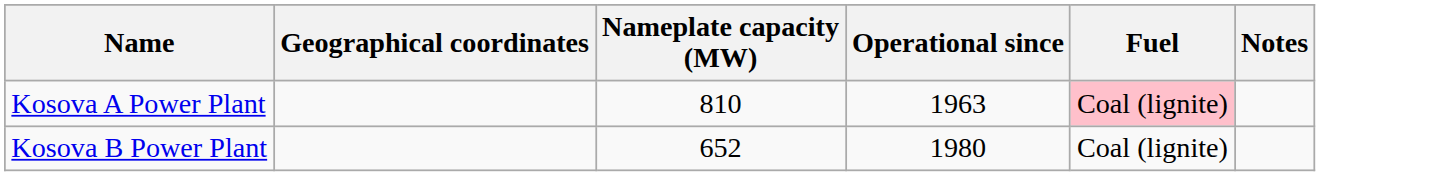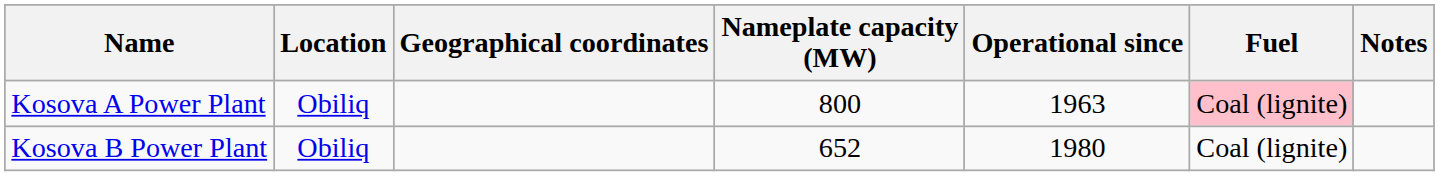+ column: (333, 42)
(721, 103) 810 -> (840, 103) 800
